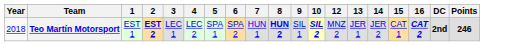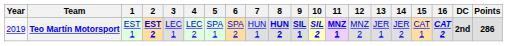+ column: (337, 11)
(16, 29) 2018 -> (16, 29) 2019
(299, 29) normal -> (300, 29) bold
(464, 29) 246 -> (487, 29) 286
